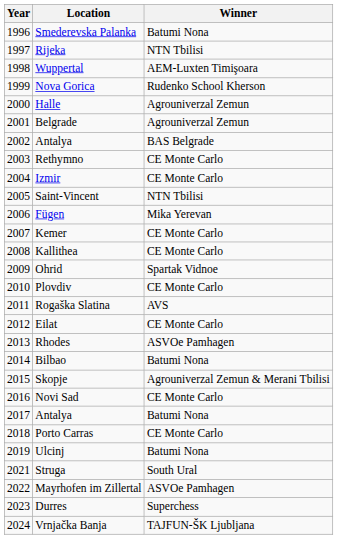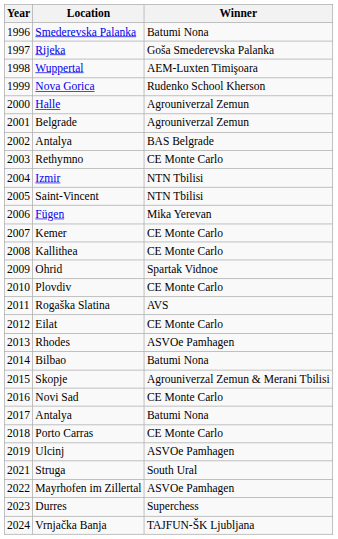(175, 50) NTN Tbilisi -> (211, 50) Goša Smederevska Palanka
(185, 178) CE Monte Carlo -> (175, 178) NTN Tbilisi
(178, 452) Batumi Nona -> (191, 452) ASVOe Pamhagen
